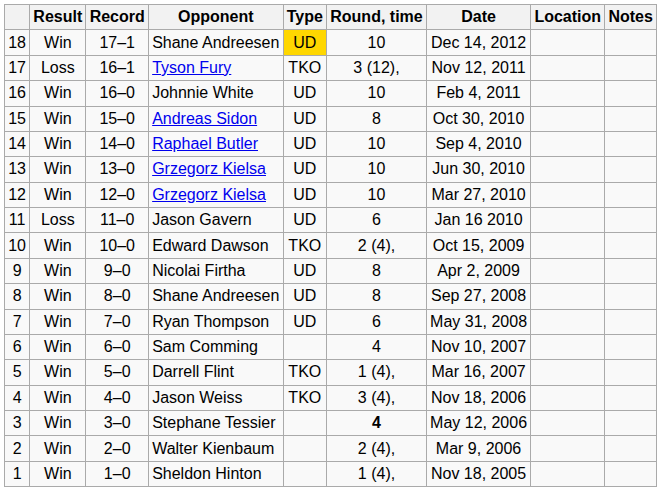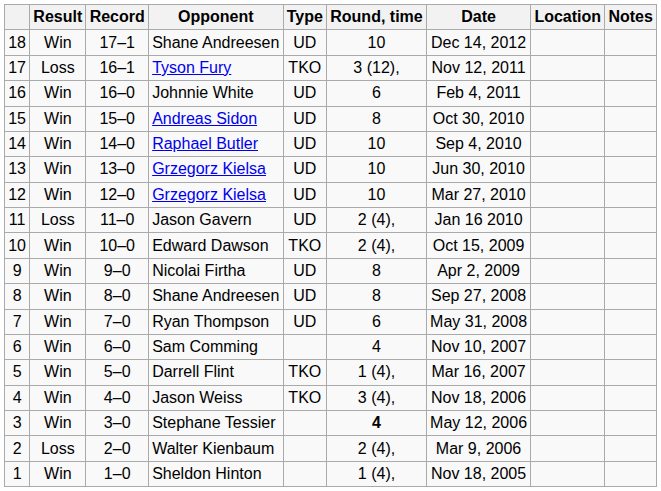(305, 42) gold background -> (305, 42) no background
(376, 93) 10 -> (376, 93) 6
(376, 220) 6 -> (376, 220) 2 (4),
(58, 448) Win -> (58, 448) Loss
